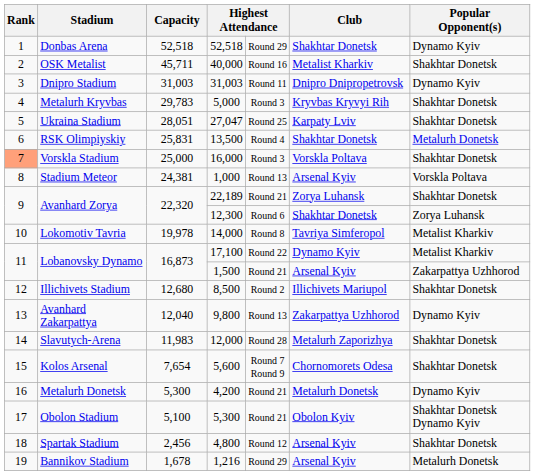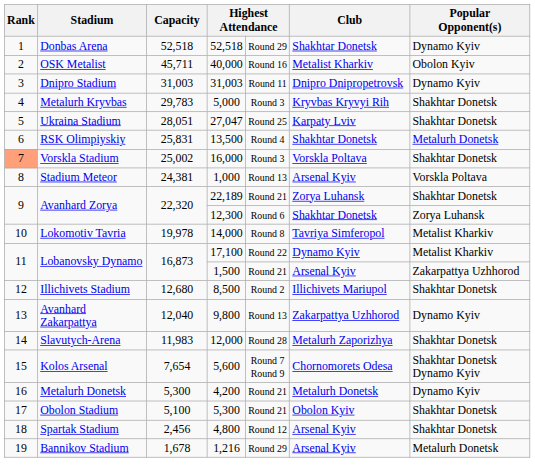(455, 64) Shakhtar Donetsk -> (444, 64) Obolon Kyiv
(177, 158) 25,000 -> (177, 158) 25,002
(455, 366) Shakhtar Donetsk -> (455, 366) Shakhtar Donetsk Dynamo Kyiv
(455, 417) Shakhtar Donetsk Dynamo Kyiv -> (455, 410) Shakhtar Donetsk
